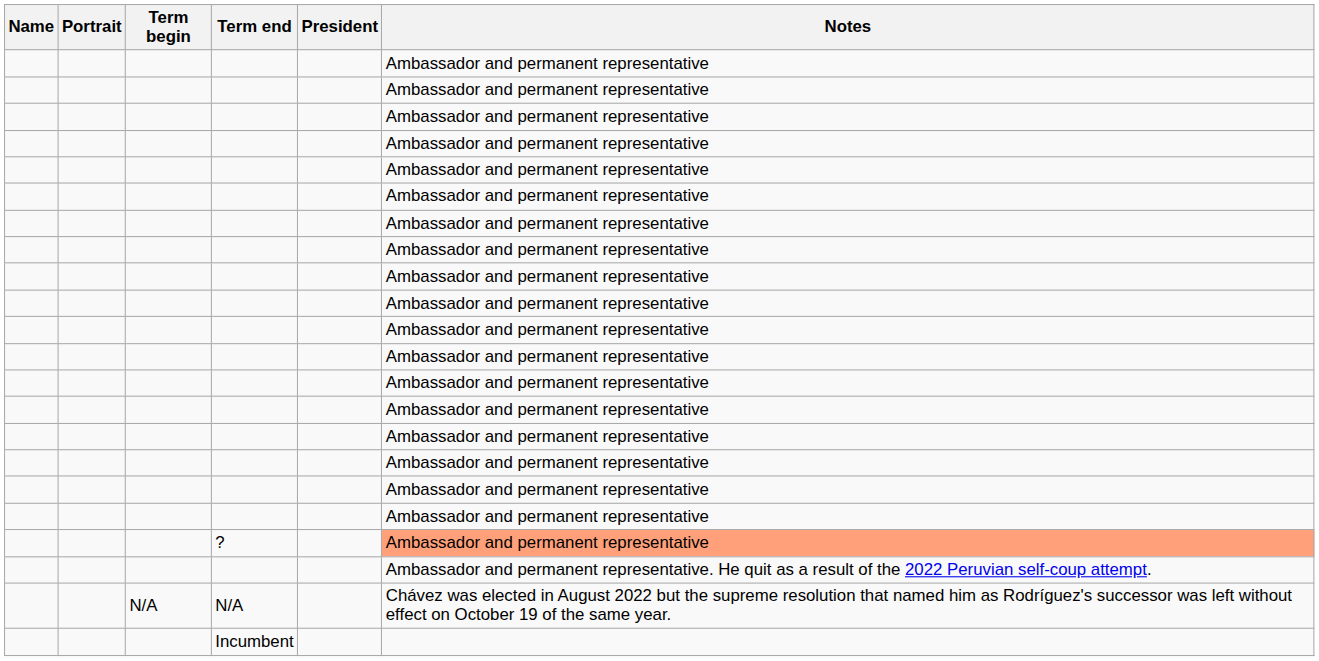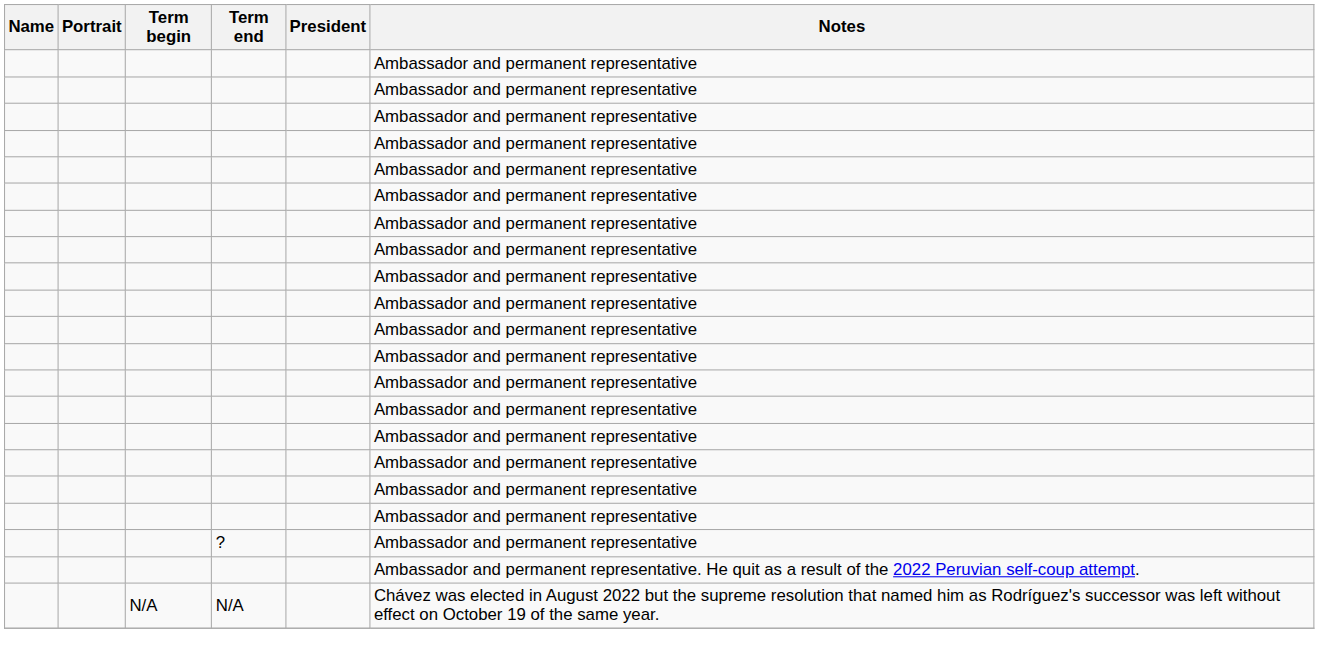(547, 542) lightsalmon background -> (535, 542) no background
- row: (168, 642)
